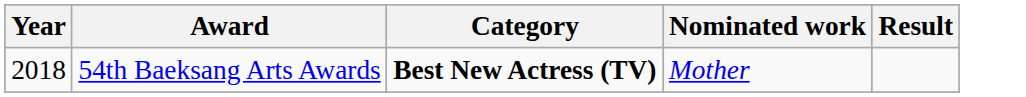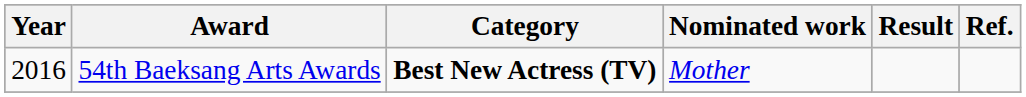+ column: (990, 26)
(39, 69) 2018 -> (39, 69) 2016
